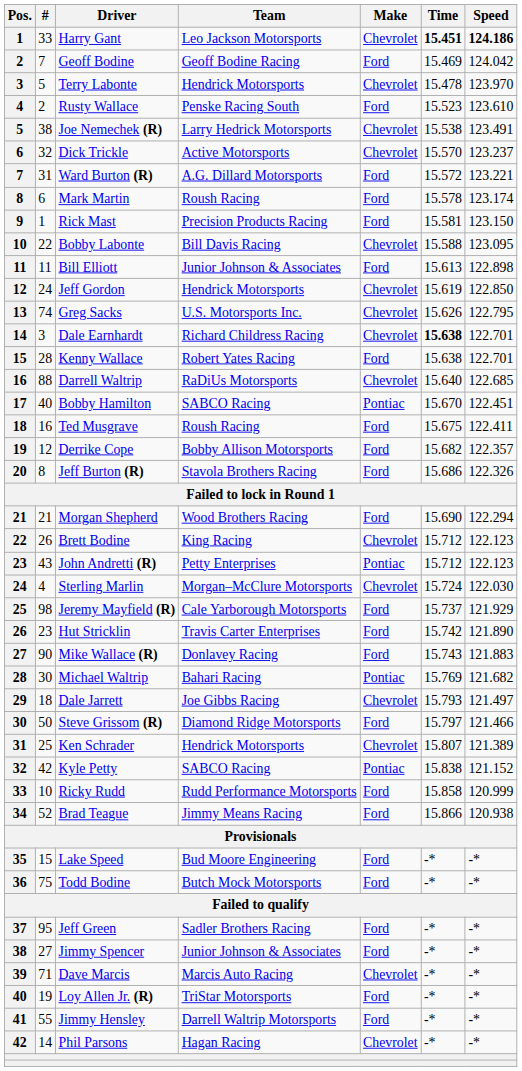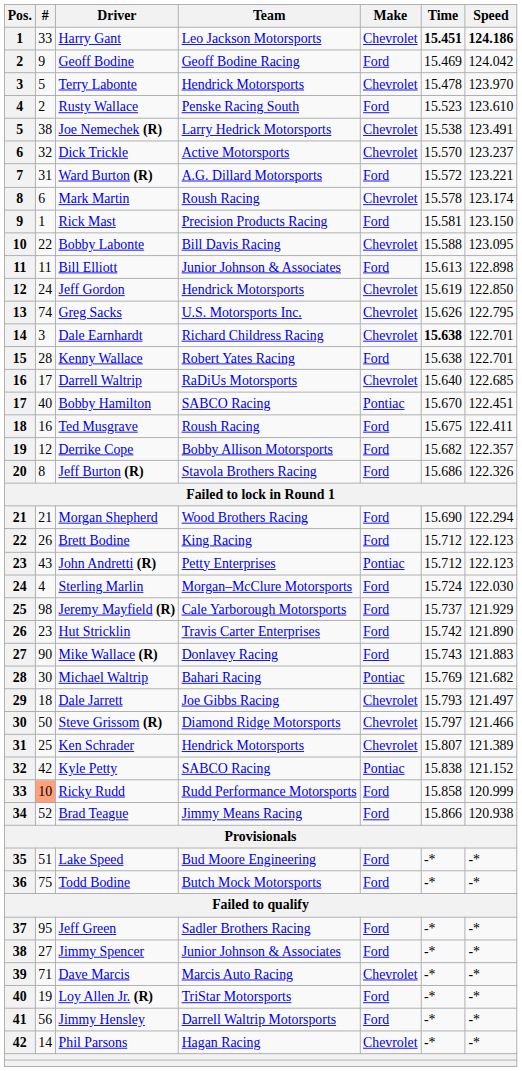(42, 61) 7 -> (42, 61) 9
(376, 198) Ford -> (390, 198) Chevrolet
(45, 381) 88 -> (45, 381) 17
(390, 540) Chevrolet -> (376, 540) Ford
(390, 586) Chevrolet -> (376, 586) Ford
(376, 723) Ford -> (390, 723) Chevrolet
(45, 791) no background -> (45, 791) lightsalmon background
(45, 859) 15 -> (45, 859) 51
(45, 1019) 55 -> (45, 1019) 56
